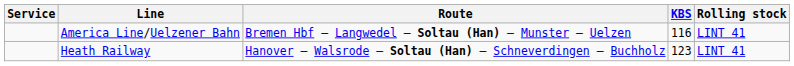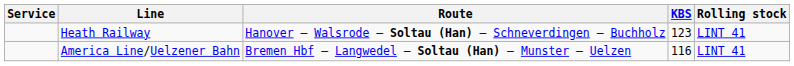rows swapped: (150, 32) <-> (106, 51)
